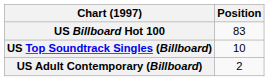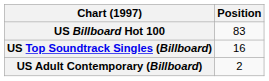(239, 48) 10 -> (239, 48) 16
